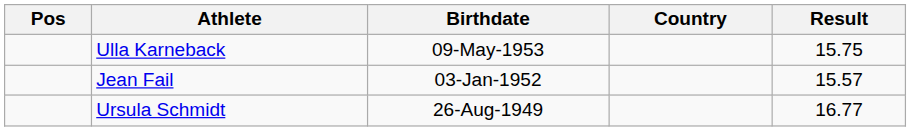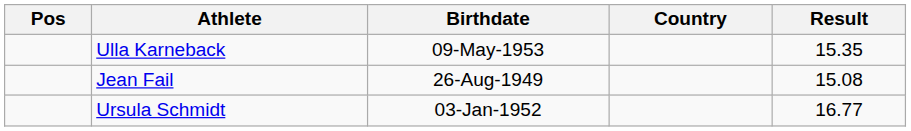(839, 49) 15.75 -> (839, 49) 15.35
(488, 79) 03-Jan-1952 -> (488, 79) 26-Aug-1949
(839, 79) 15.57 -> (839, 79) 15.08
(488, 110) 26-Aug-1949 -> (488, 110) 03-Jan-1952
